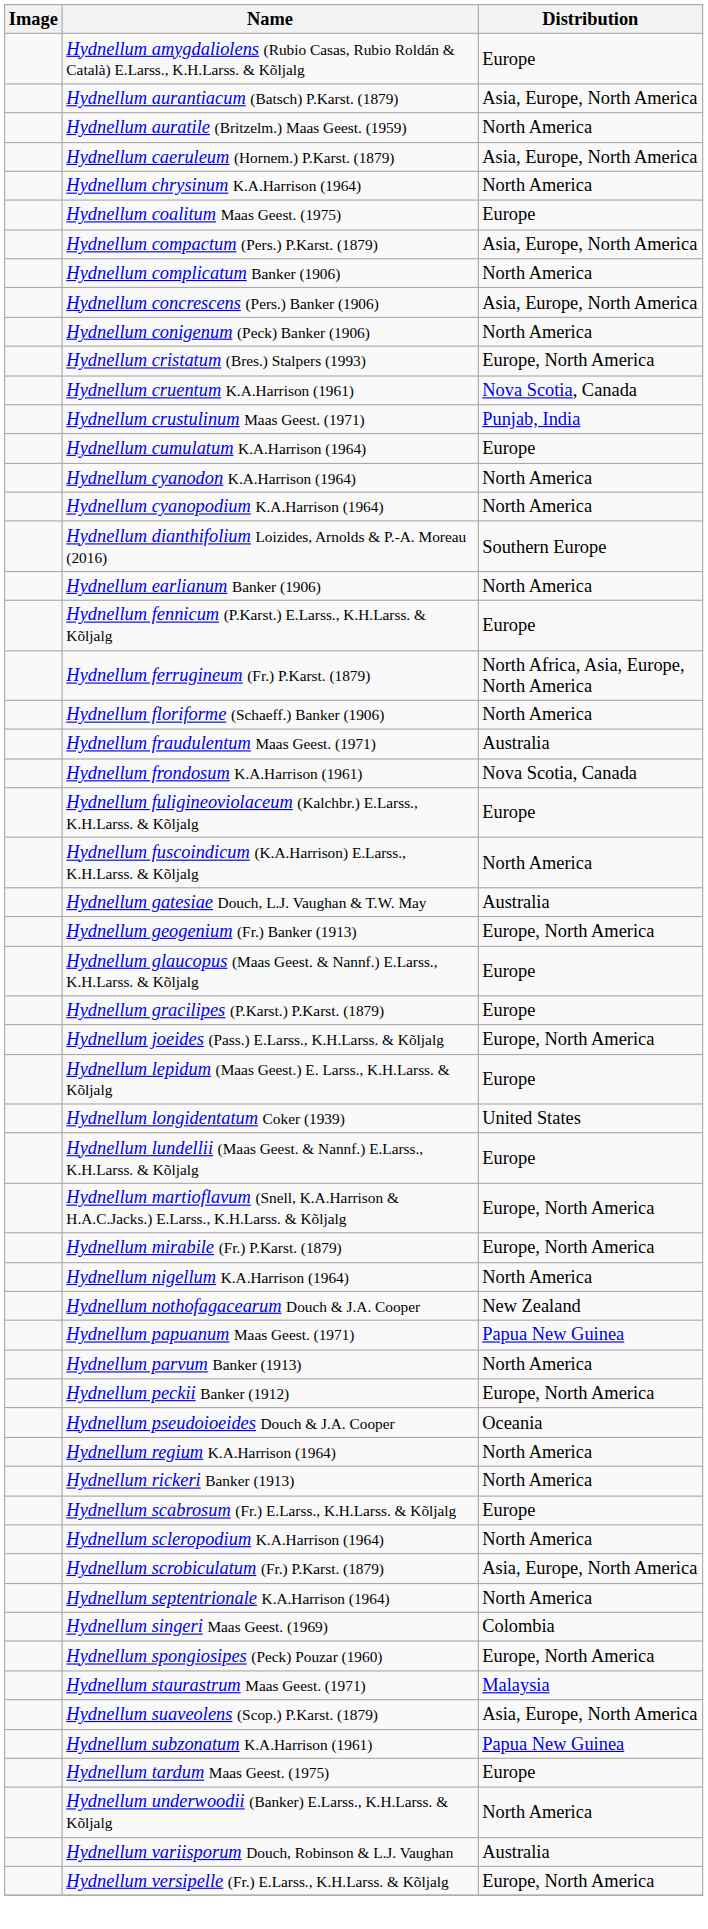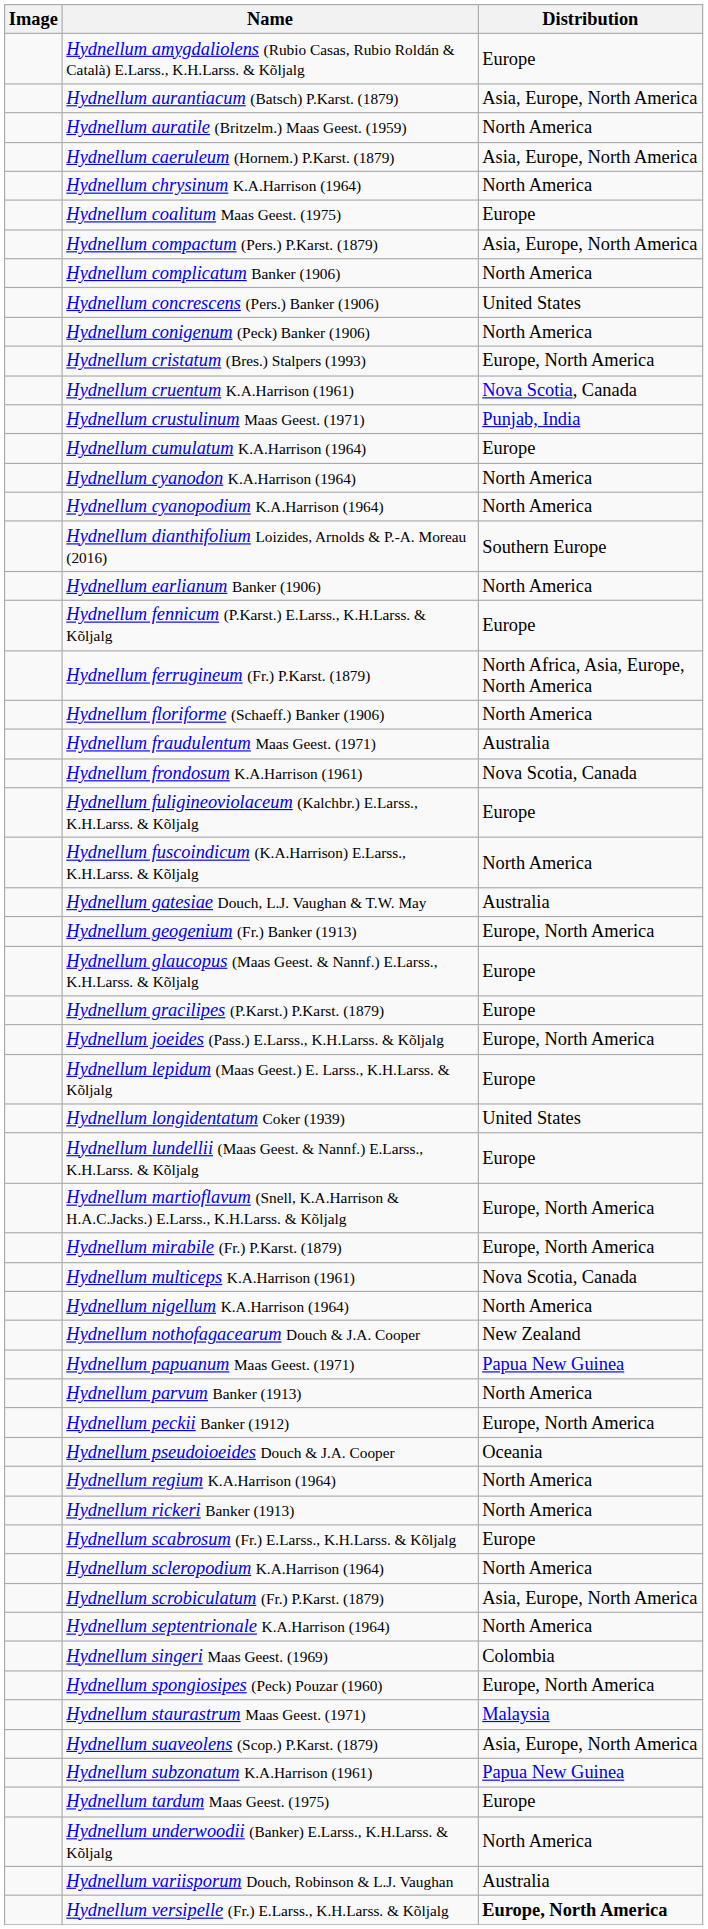(590, 302) Asia, Europe, North America -> (532, 302) United States
+ row: (211, 1276)
(568, 1880) normal -> (575, 1910) bold
